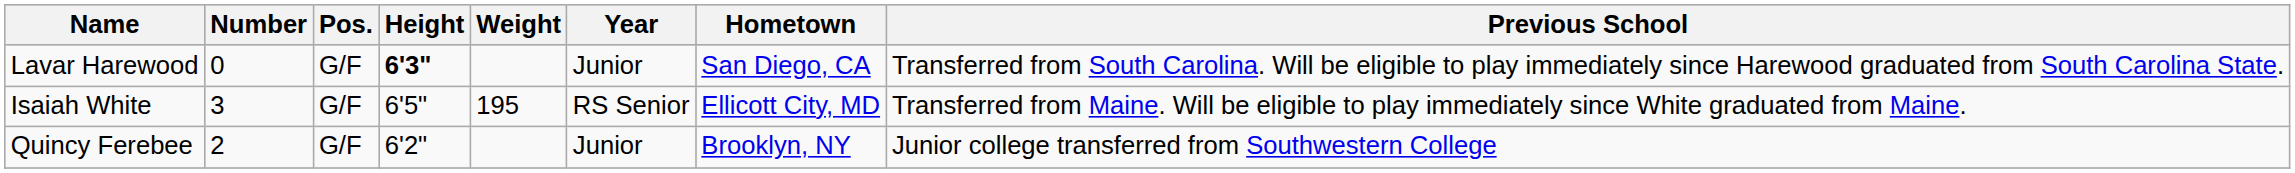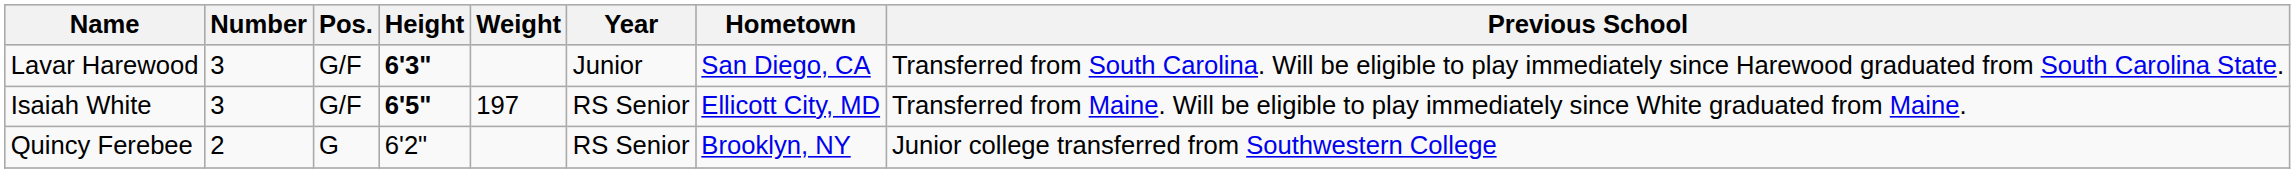(217, 65) 0 -> (217, 65) 3
(406, 106) normal -> (408, 106) bold
(498, 106) 195 -> (498, 106) 197
(340, 146) G/F -> (329, 146) G
(608, 146) Junior -> (631, 146) RS Senior
